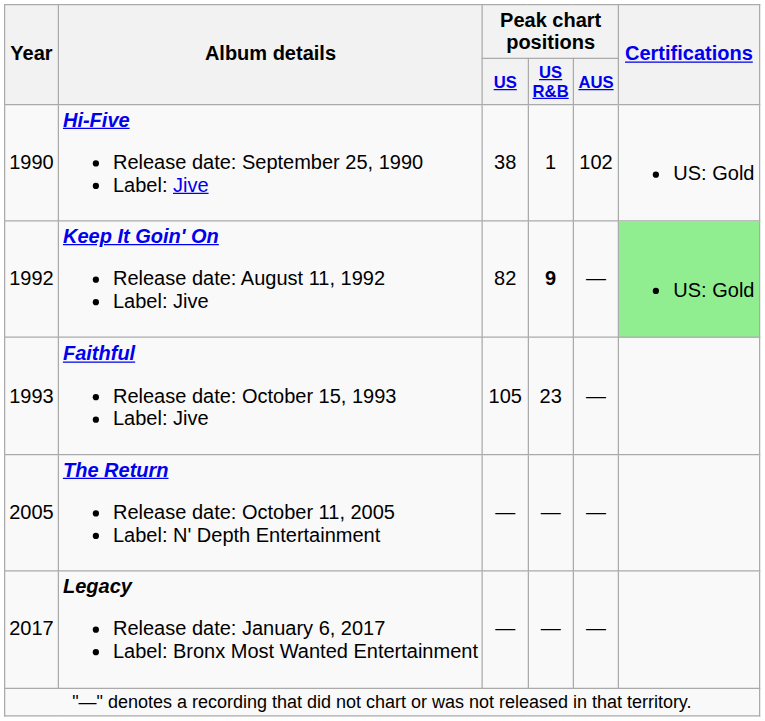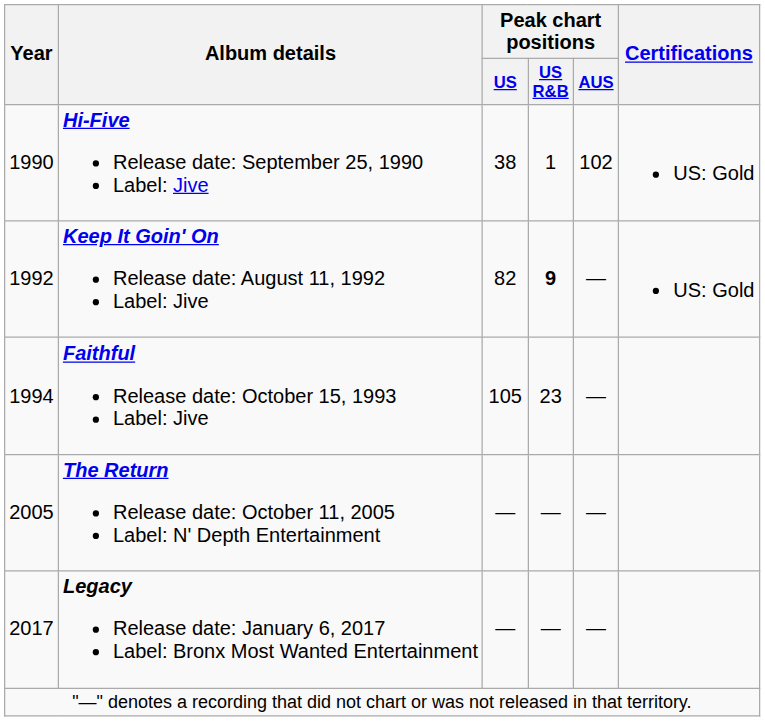(689, 291) lightgreen background -> (689, 291) no background
(31, 395) 1993 -> (31, 395) 1994
